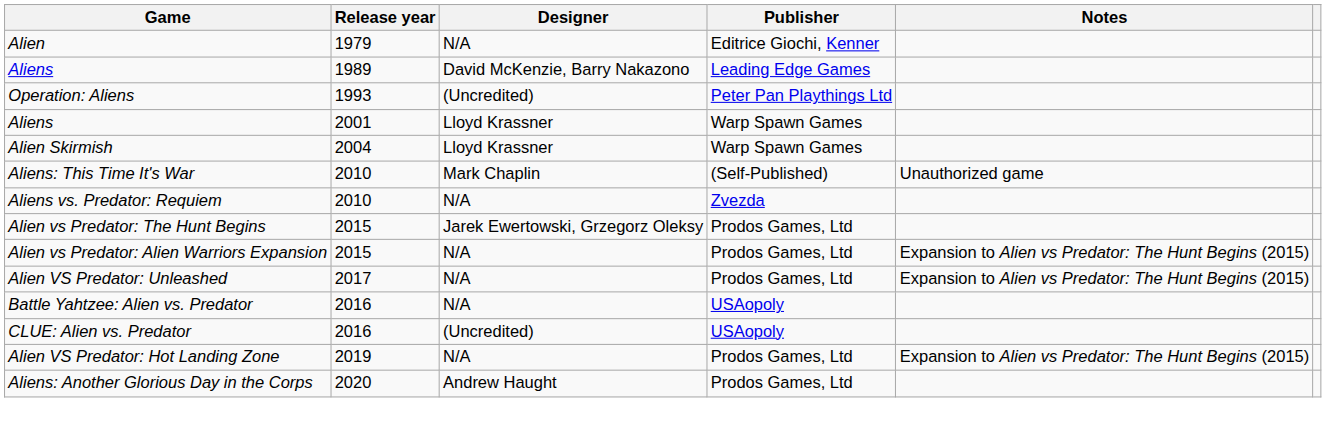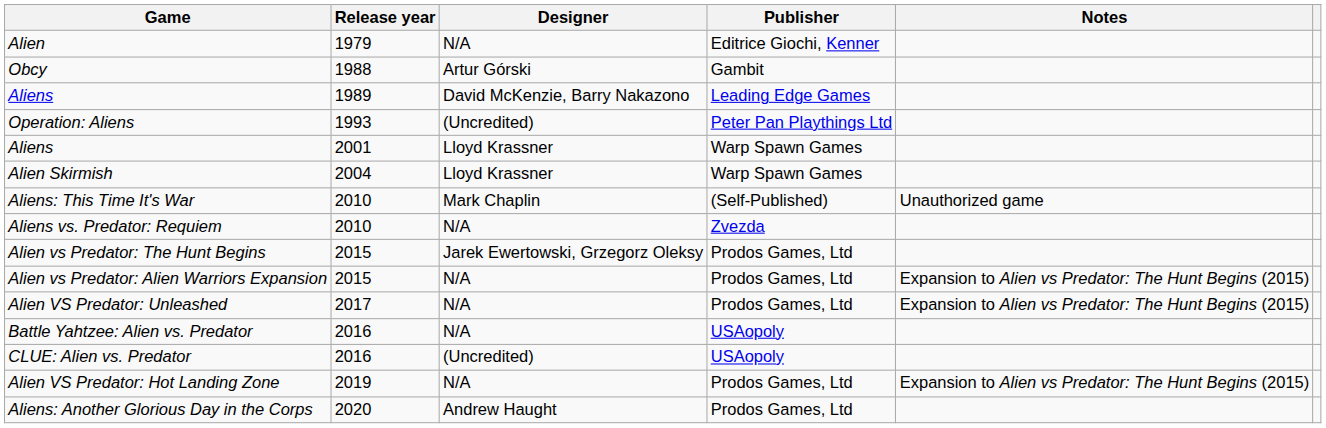+ row: (28, 69)
